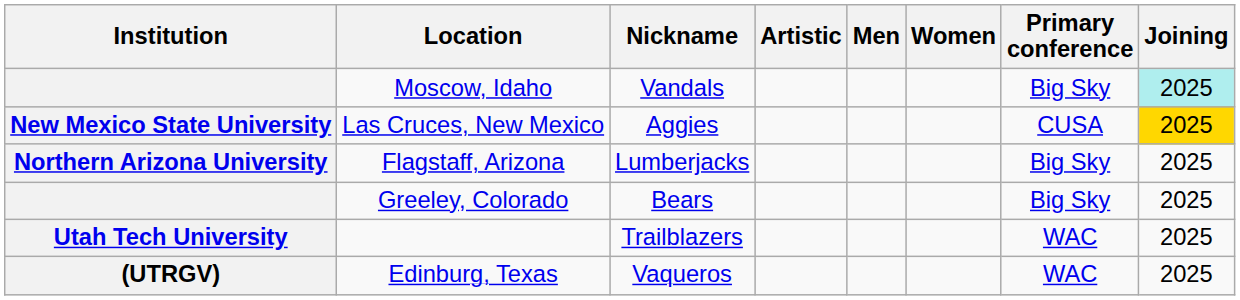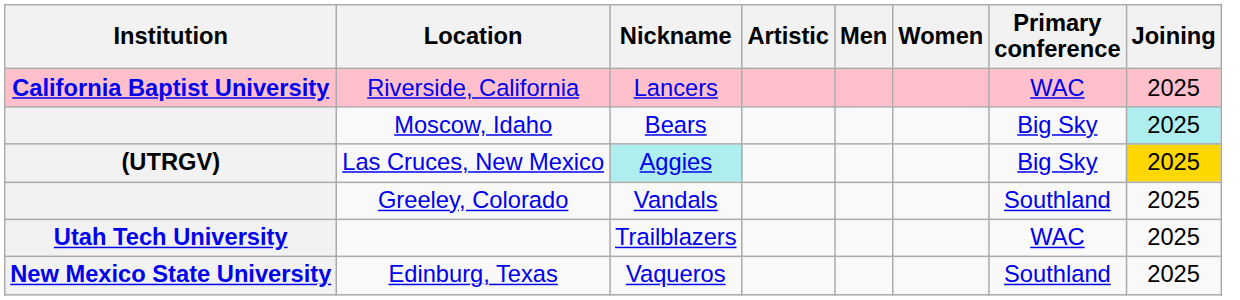+ row: (473, 87)
(682, 87) Vandals -> (676, 125) Bears
(171, 125) New Mexico State University -> (171, 162) (UTRGV)
(682, 125) no background -> (676, 162) paleturquoise background
(1070, 125) CUSA -> (1057, 162) Big Sky
- row: (473, 162)
(682, 200) Bears -> (676, 200) Vandals
(1070, 200) Big Sky -> (1057, 200) Southland
(171, 275) (UTRGV) -> (171, 275) New Mexico State University
(1070, 275) WAC -> (1057, 275) Southland
